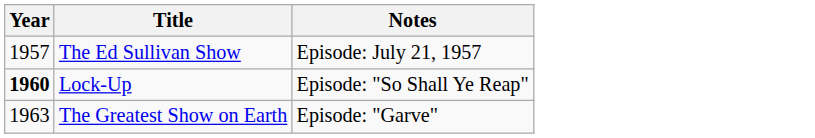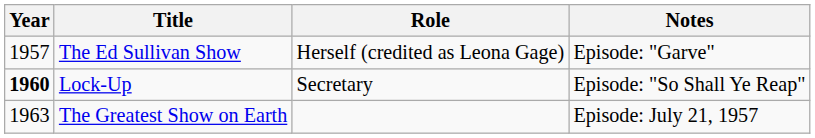+ column: (430, 20)
(389, 52) Episode: July 21, 1957 -> (644, 52) Episode: "Garve"
(367, 116) Episode: "Garve" -> (666, 116) Episode: July 21, 1957
